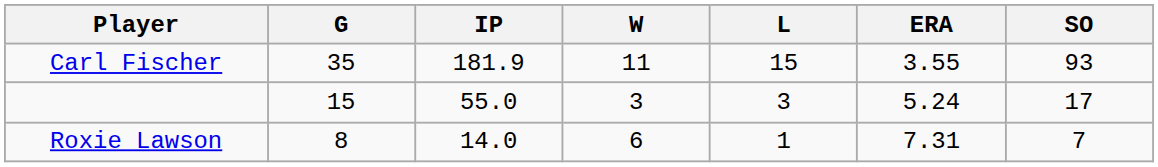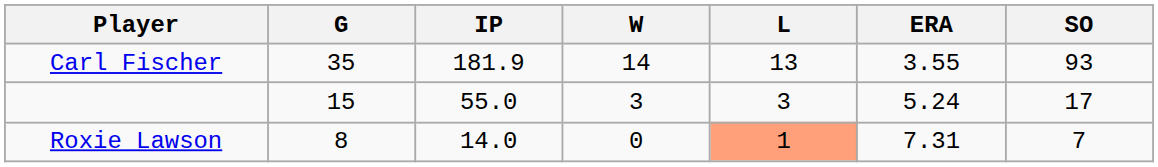(636, 63) 11 -> (636, 63) 14
(784, 63) 15 -> (784, 63) 13
(636, 141) 6 -> (636, 141) 0
(784, 141) no background -> (784, 141) lightsalmon background
